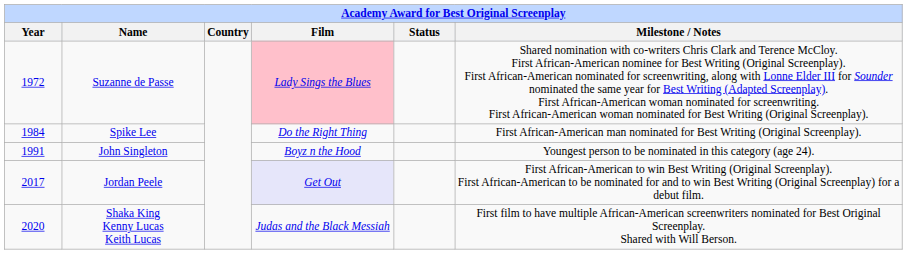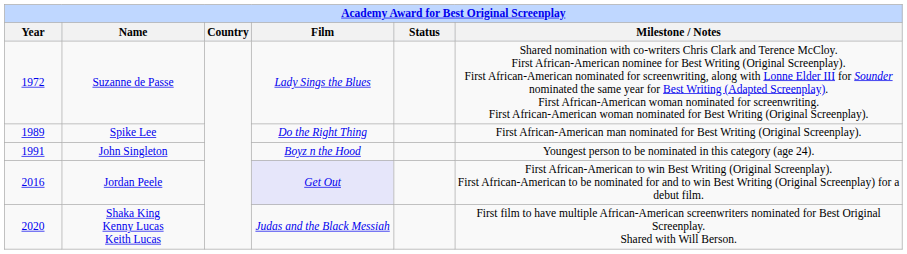(323, 82) pink background -> (323, 82) no background
(33, 133) 1984 -> (33, 133) 1989
(33, 182) 2017 -> (33, 182) 2016
